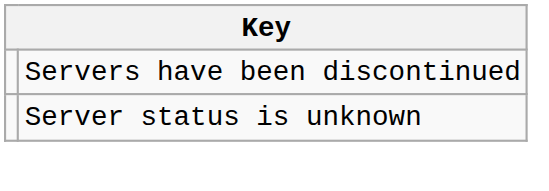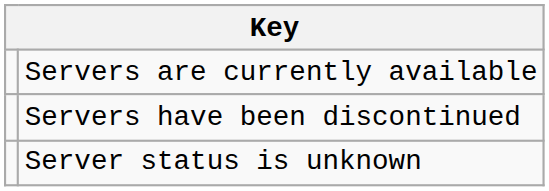+ row: (281, 72)
